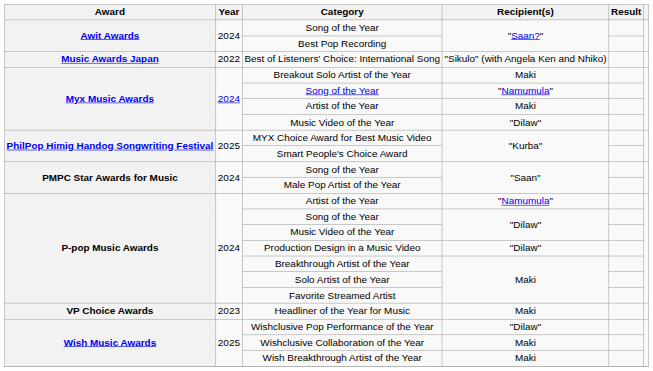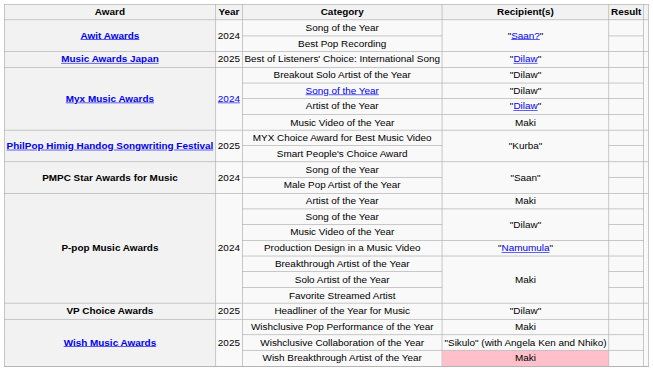(229, 59) 2022 -> (229, 59) 2025
(526, 59) "Sikulo" (with Angela Ken and Nhiko) -> (526, 59) "Dilaw"
(526, 75) Maki -> (526, 75) "Dilaw"
(526, 91) "Namumula" -> (526, 91) "Dilaw"
(526, 106) Maki -> (526, 106) "Dilaw"
(526, 122) "Dilaw" -> (526, 122) Maki
(526, 201) "Namumula" -> (526, 201) Maki
(526, 248) "Dilaw" -> (526, 248) "Namumula"
(229, 311) 2023 -> (229, 311) 2025
(526, 311) Maki -> (526, 311) "Dilaw"
(526, 327) "Dilaw" -> (526, 327) Maki
(526, 342) Maki -> (526, 342) "Sikulo" (with Angela Ken and Nhiko)
(526, 358) no background -> (526, 358) pink background
